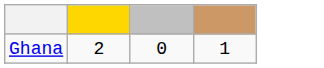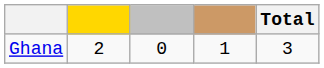+ column: (287, 19)
